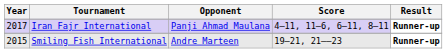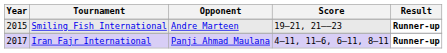rows swapped: (91, 26) <-> (99, 40)
